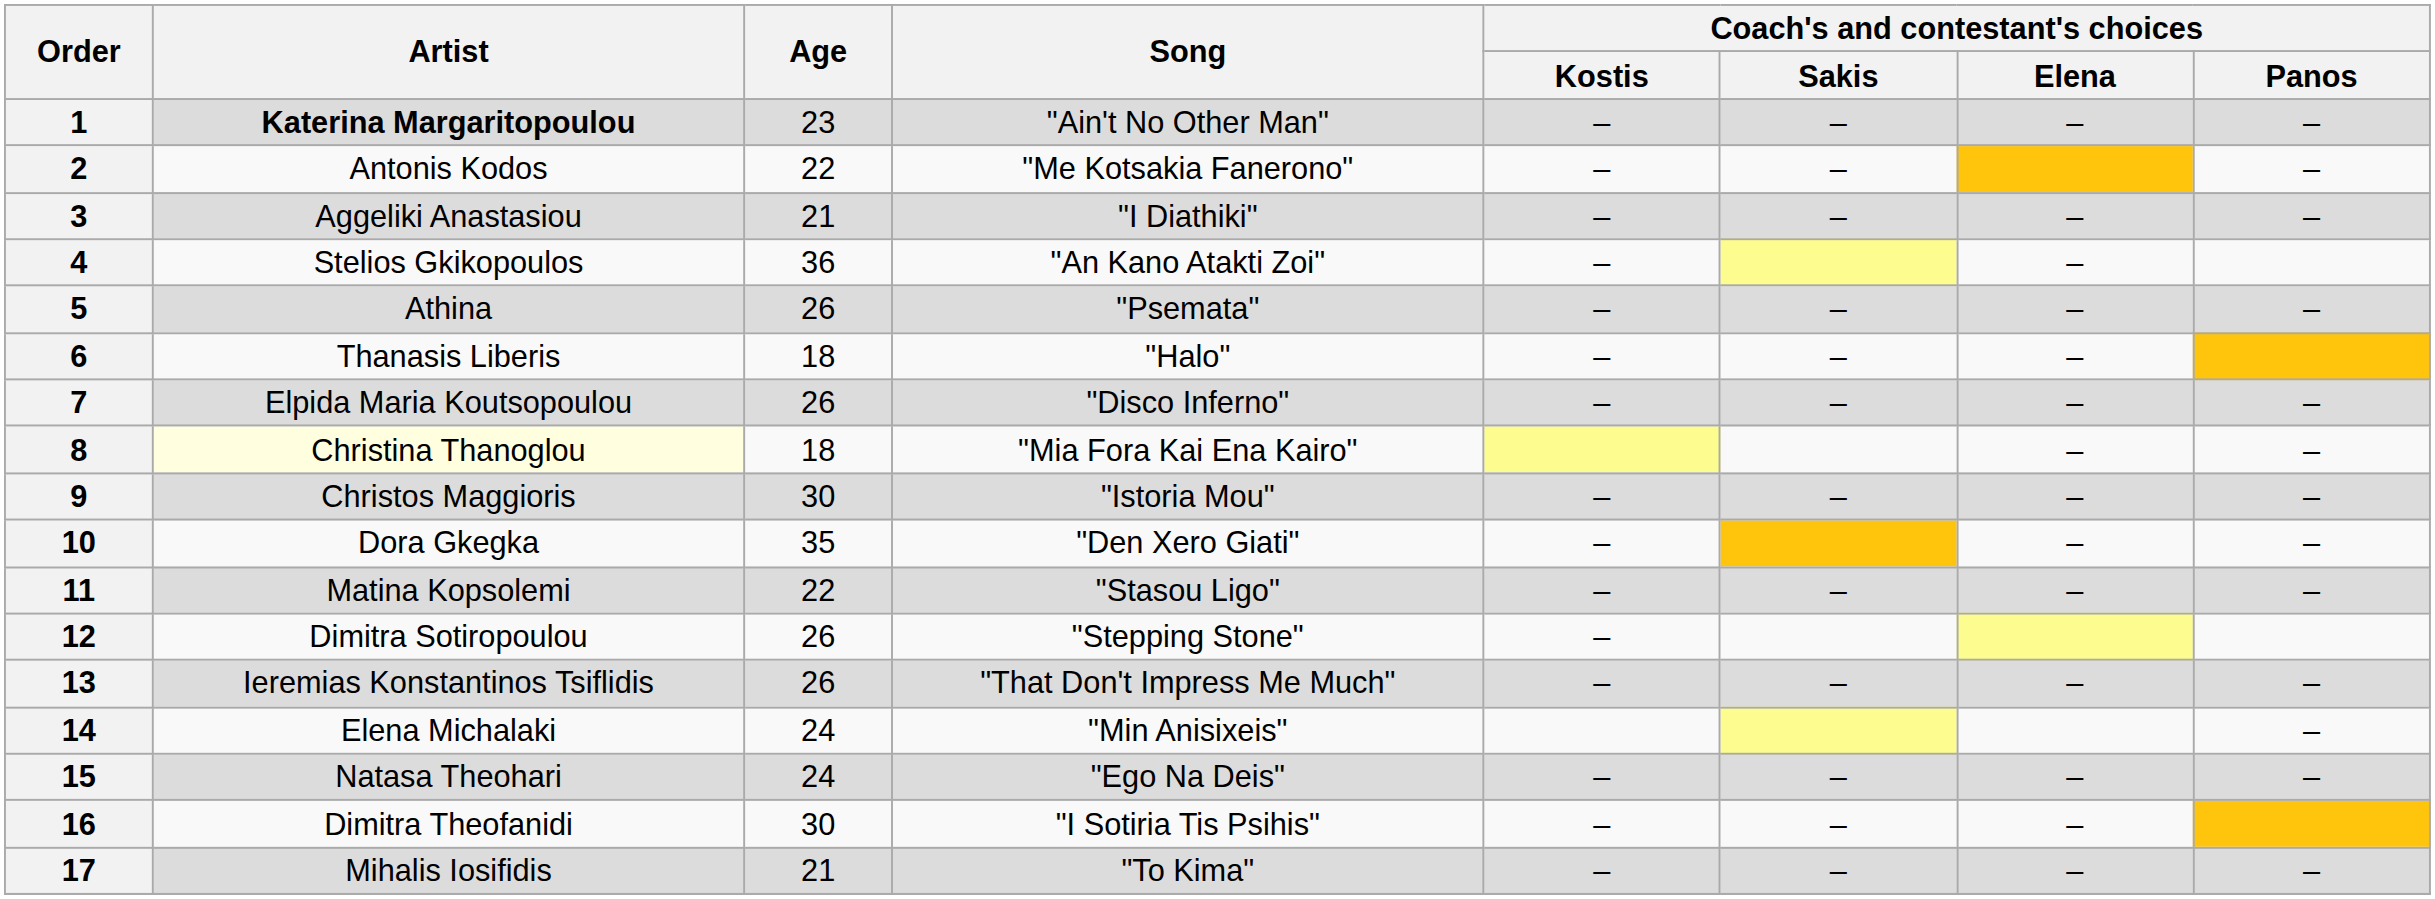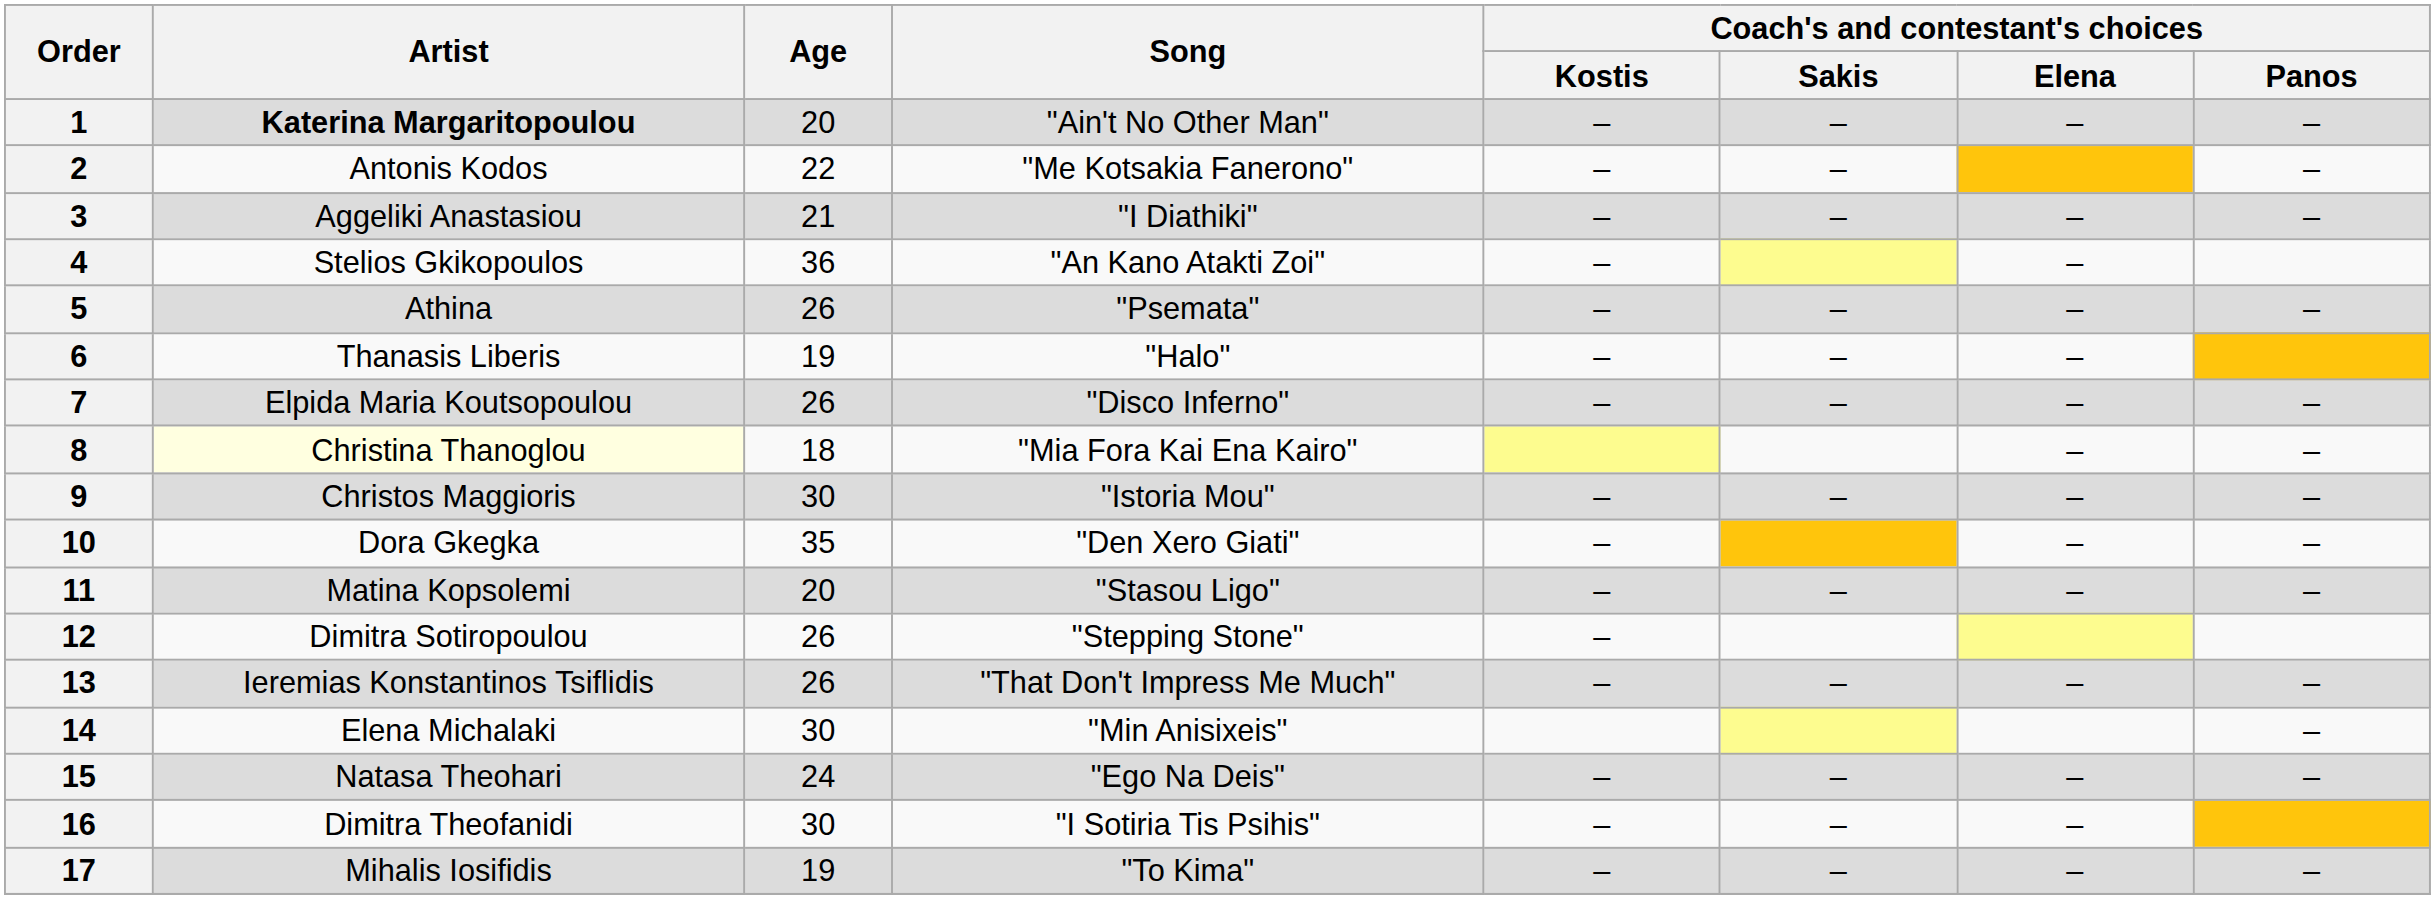(818, 122) 23 -> (818, 122) 20
(818, 356) 18 -> (818, 356) 19
(818, 590) 22 -> (818, 590) 20
(818, 730) 24 -> (818, 730) 30
(818, 871) 21 -> (818, 871) 19
